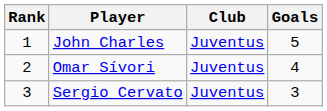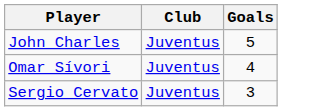- column: (27, 17)
